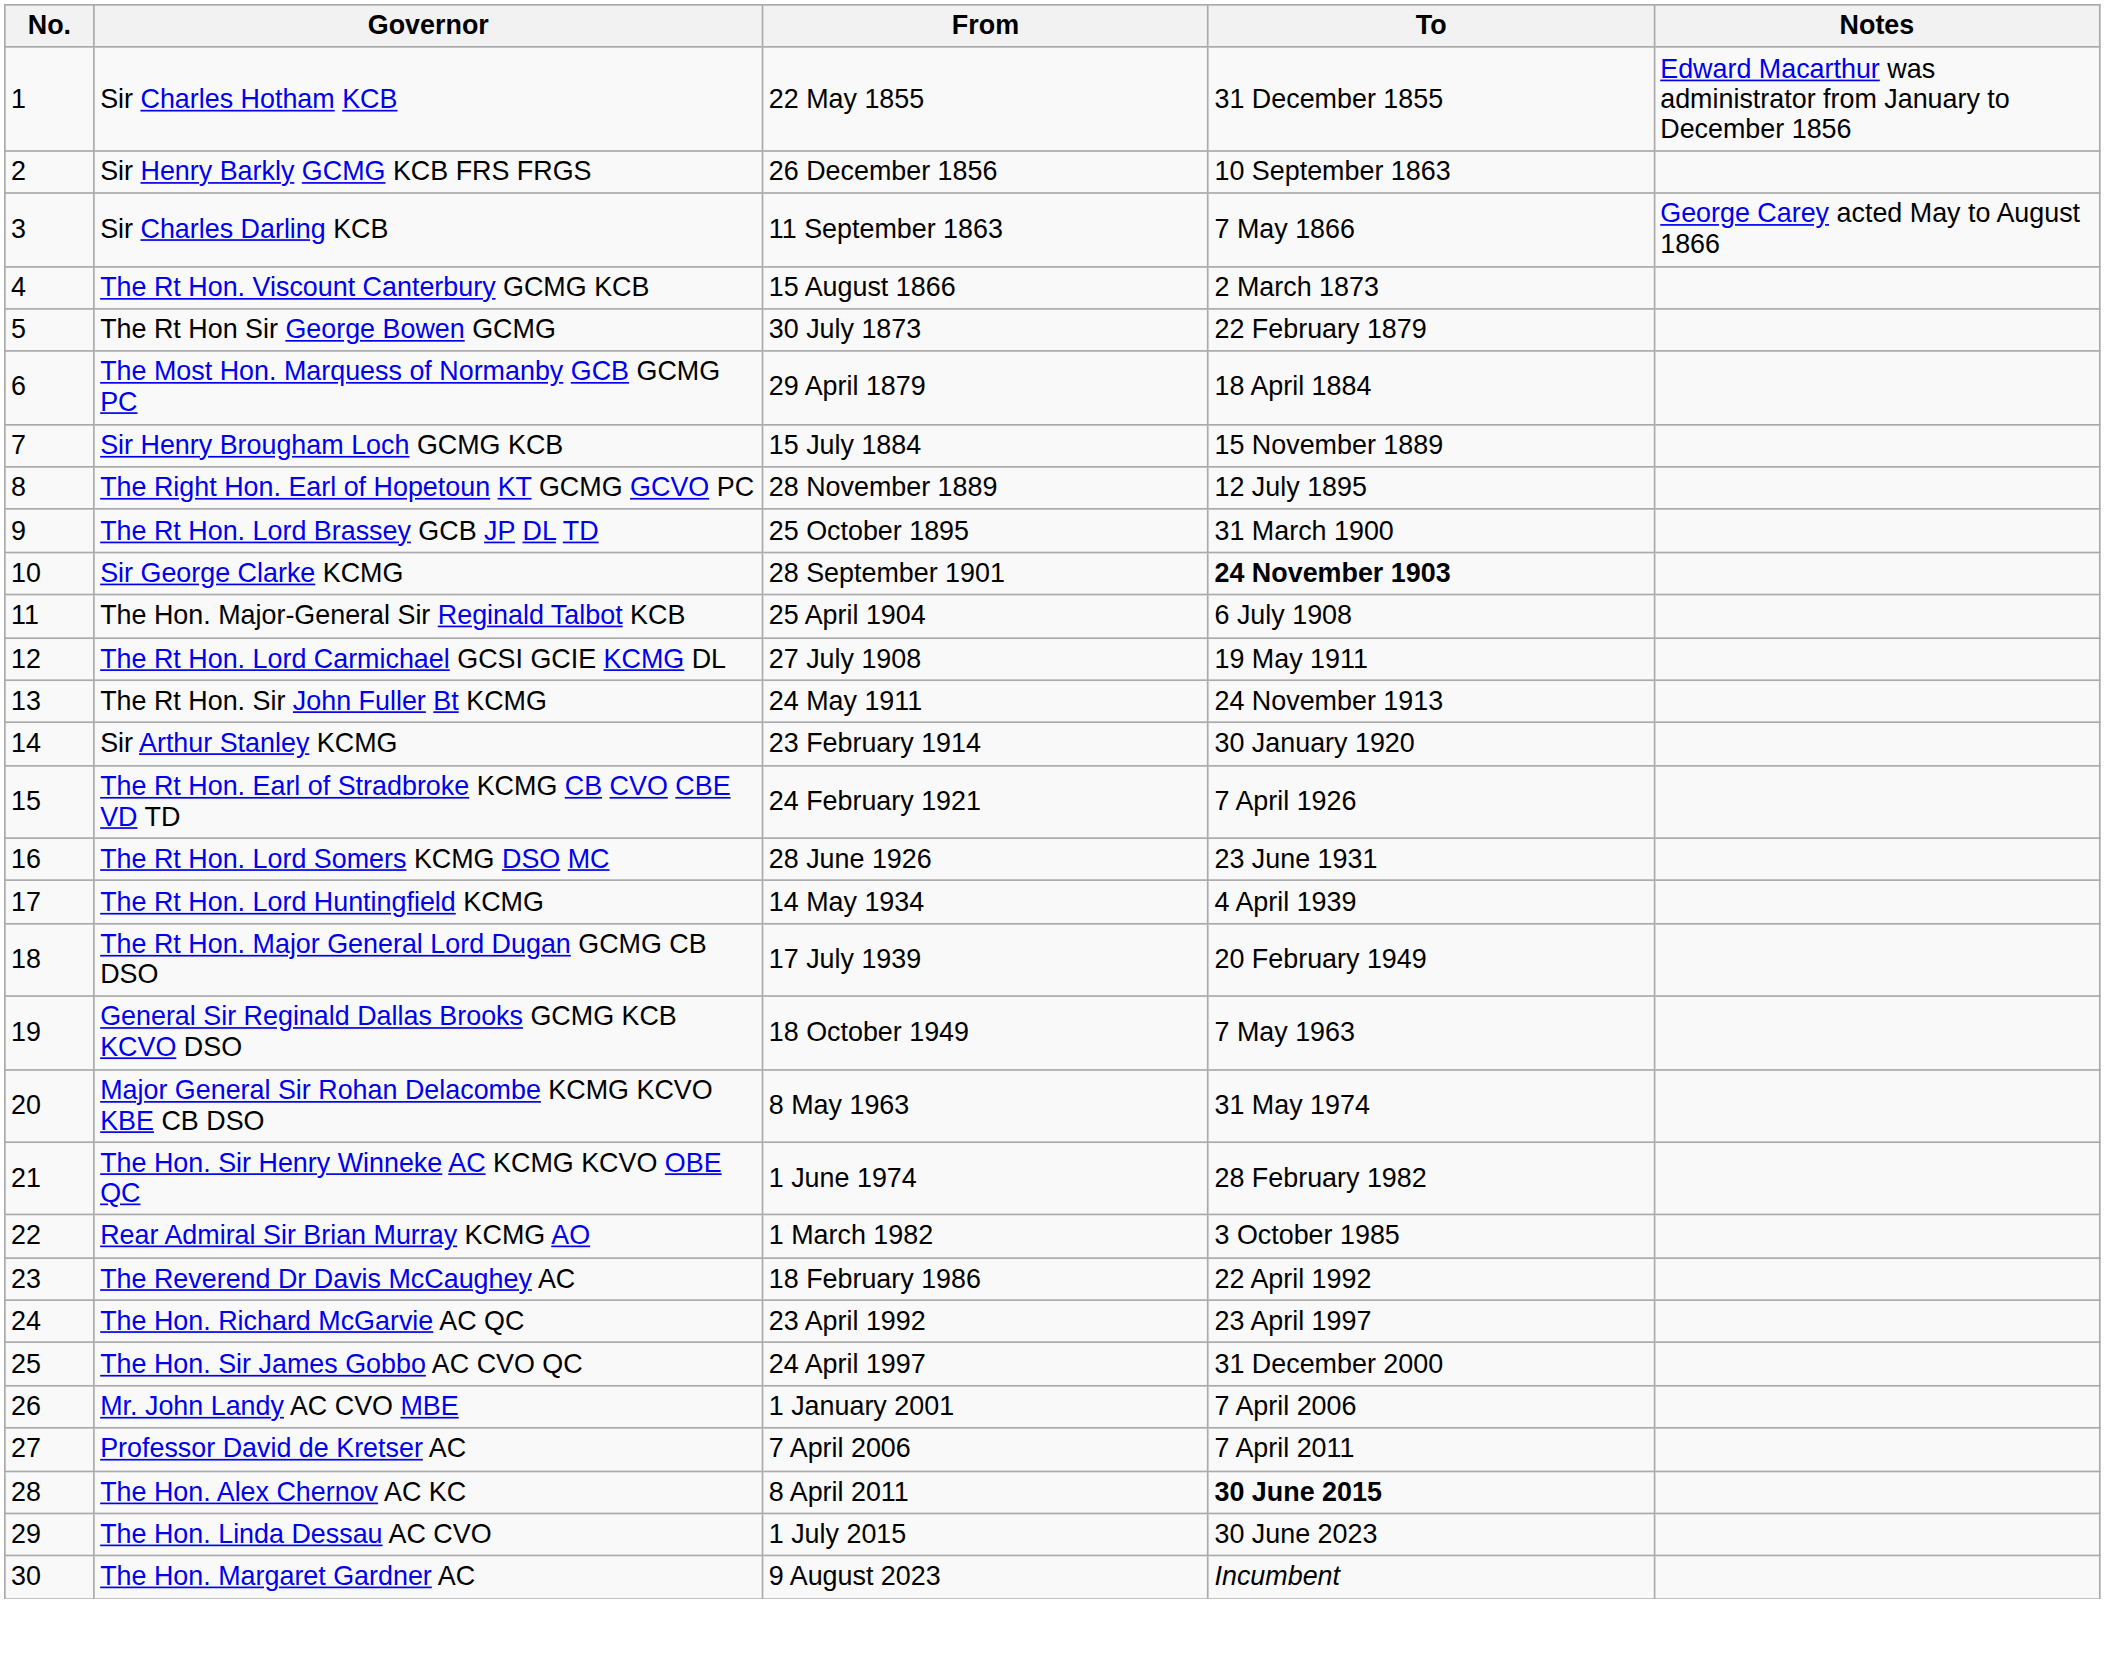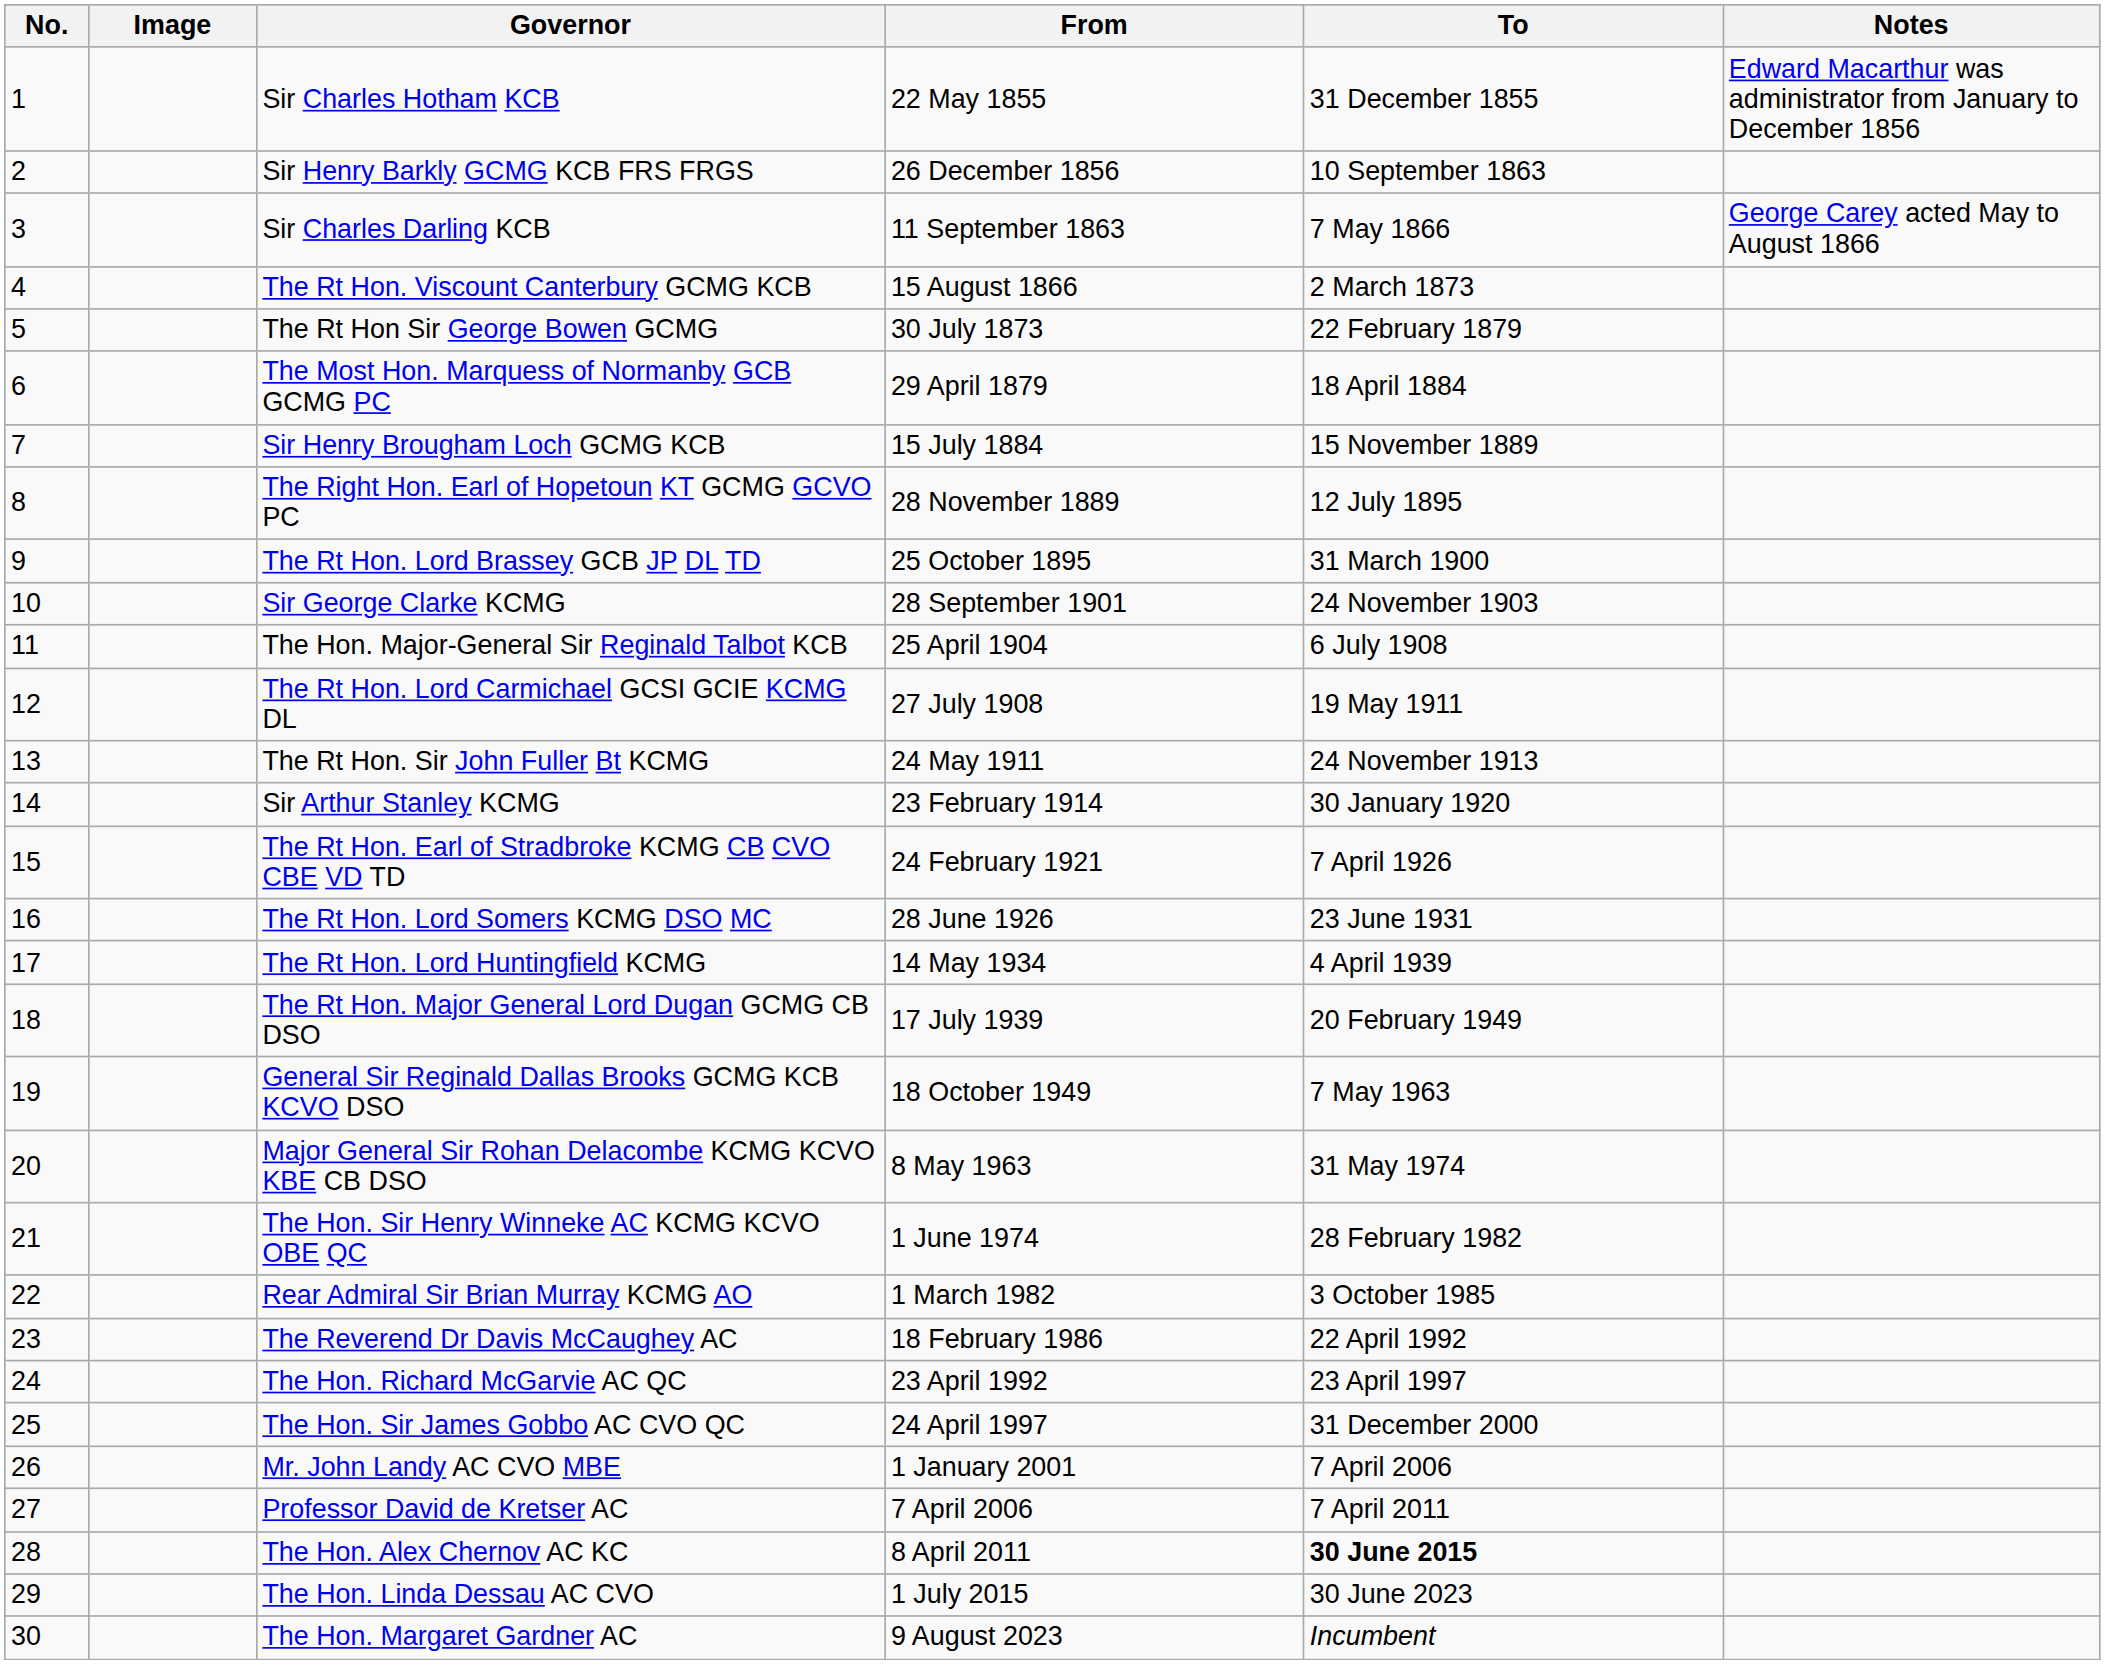+ column: (172, 25)
(1333, 573) bold -> (1424, 603) normal
